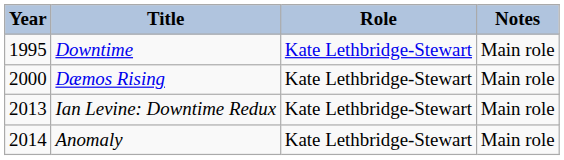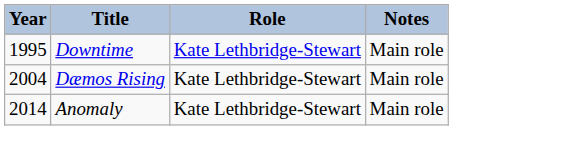(28, 79) 2000 -> (28, 79) 2004
- row: (166, 109)
